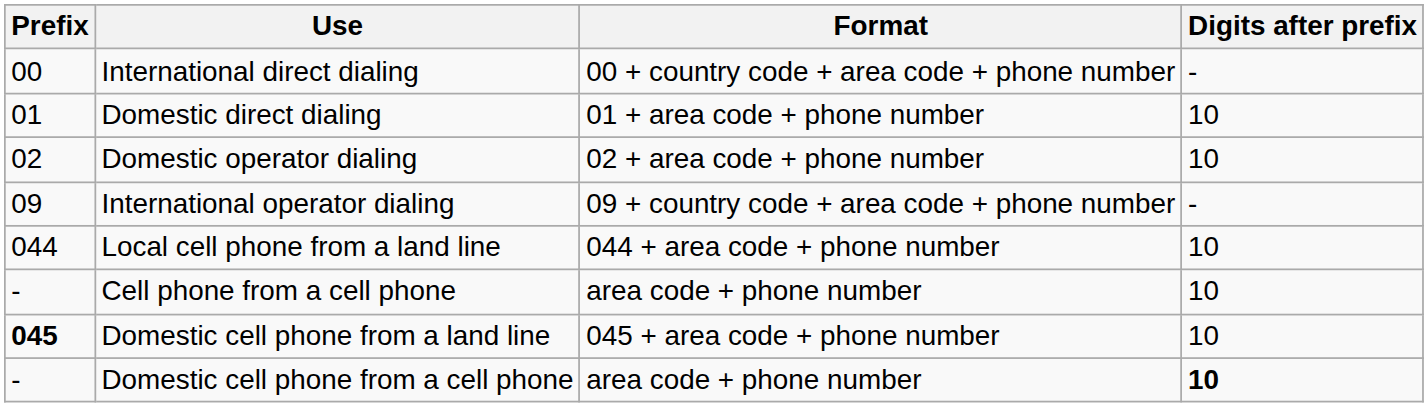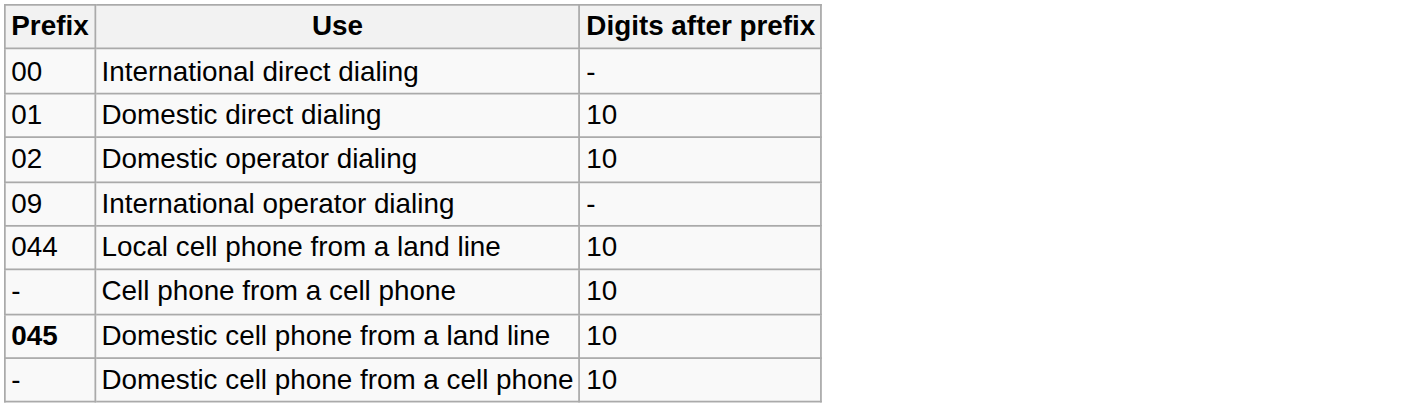- column: (881, 26)
(1204, 379) bold -> (602, 379) normal
